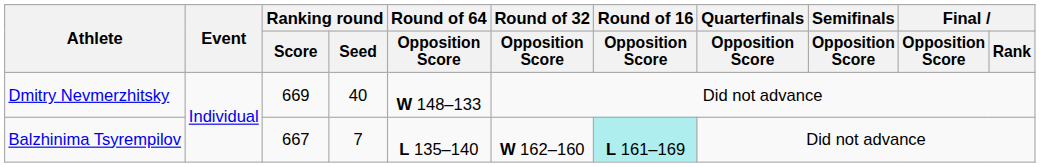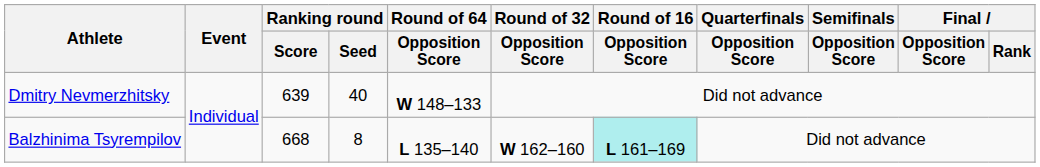(296, 95) 669 -> (296, 95) 639
(296, 140) 667 -> (296, 140) 668
(358, 140) 7 -> (358, 140) 8
